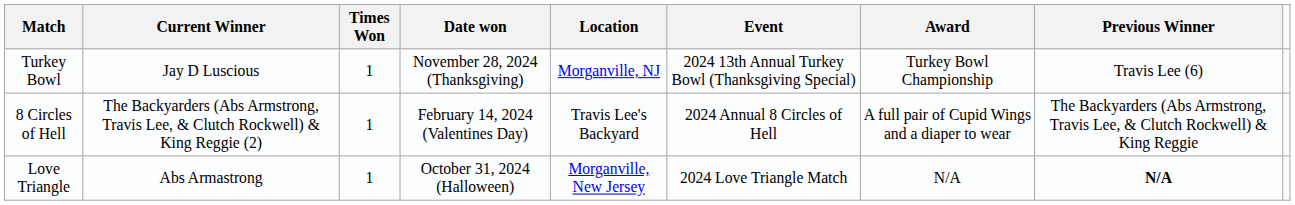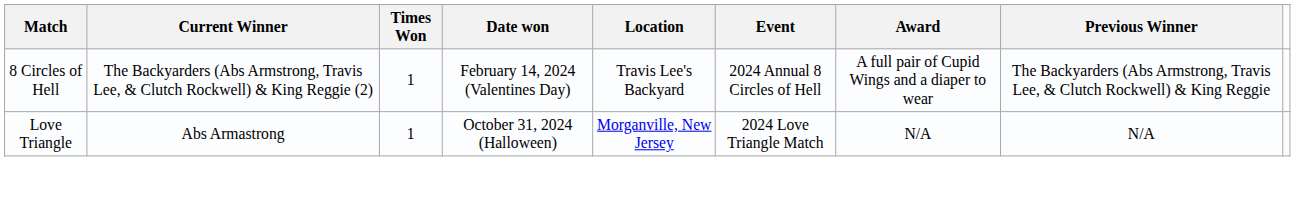- row: (44, 71)
(1159, 178) bold -> (1141, 134) normal
